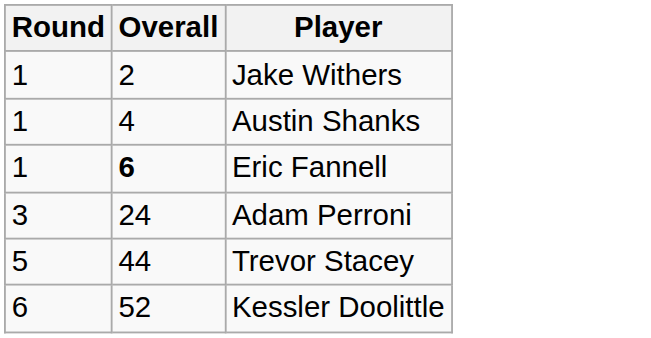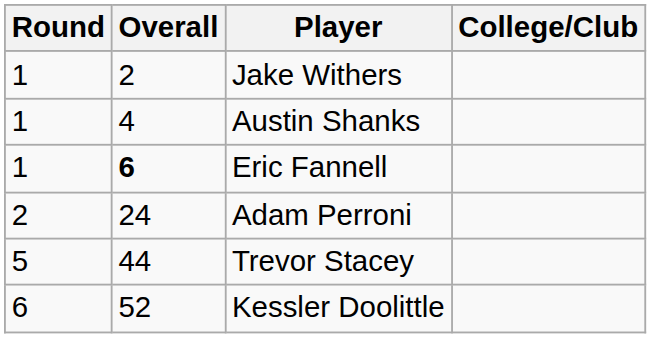+ column: (548, 27)
(20, 214) 3 -> (20, 214) 2
